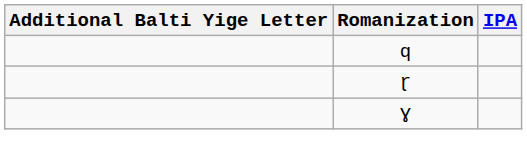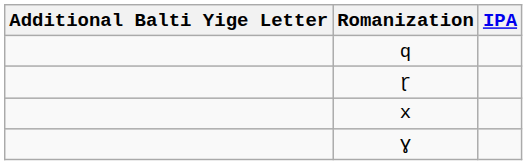+ row: (406, 113)
